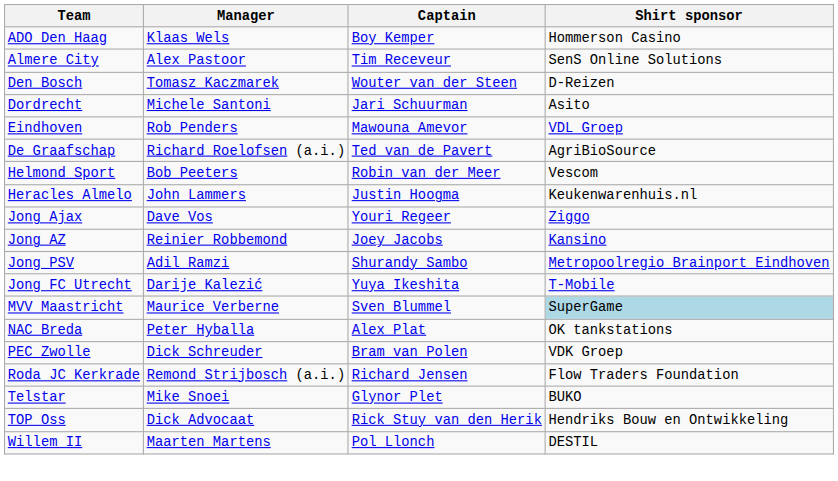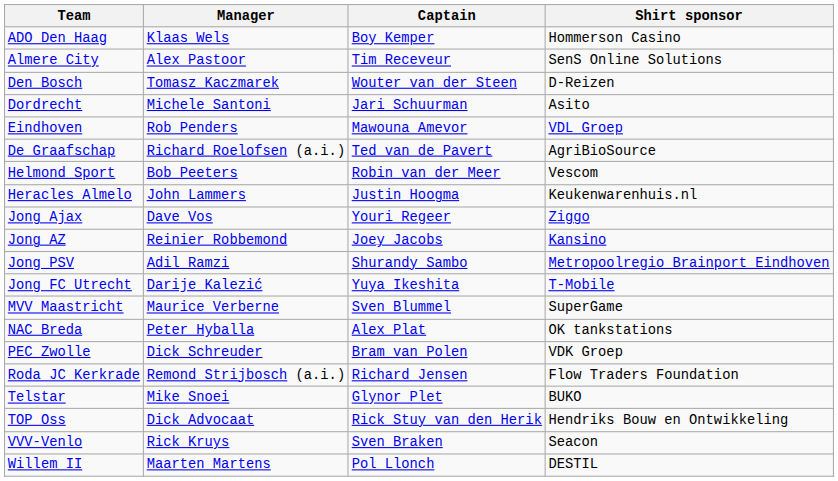(586, 308) lightblue background -> (586, 308) no background
+ row: (45, 442)
